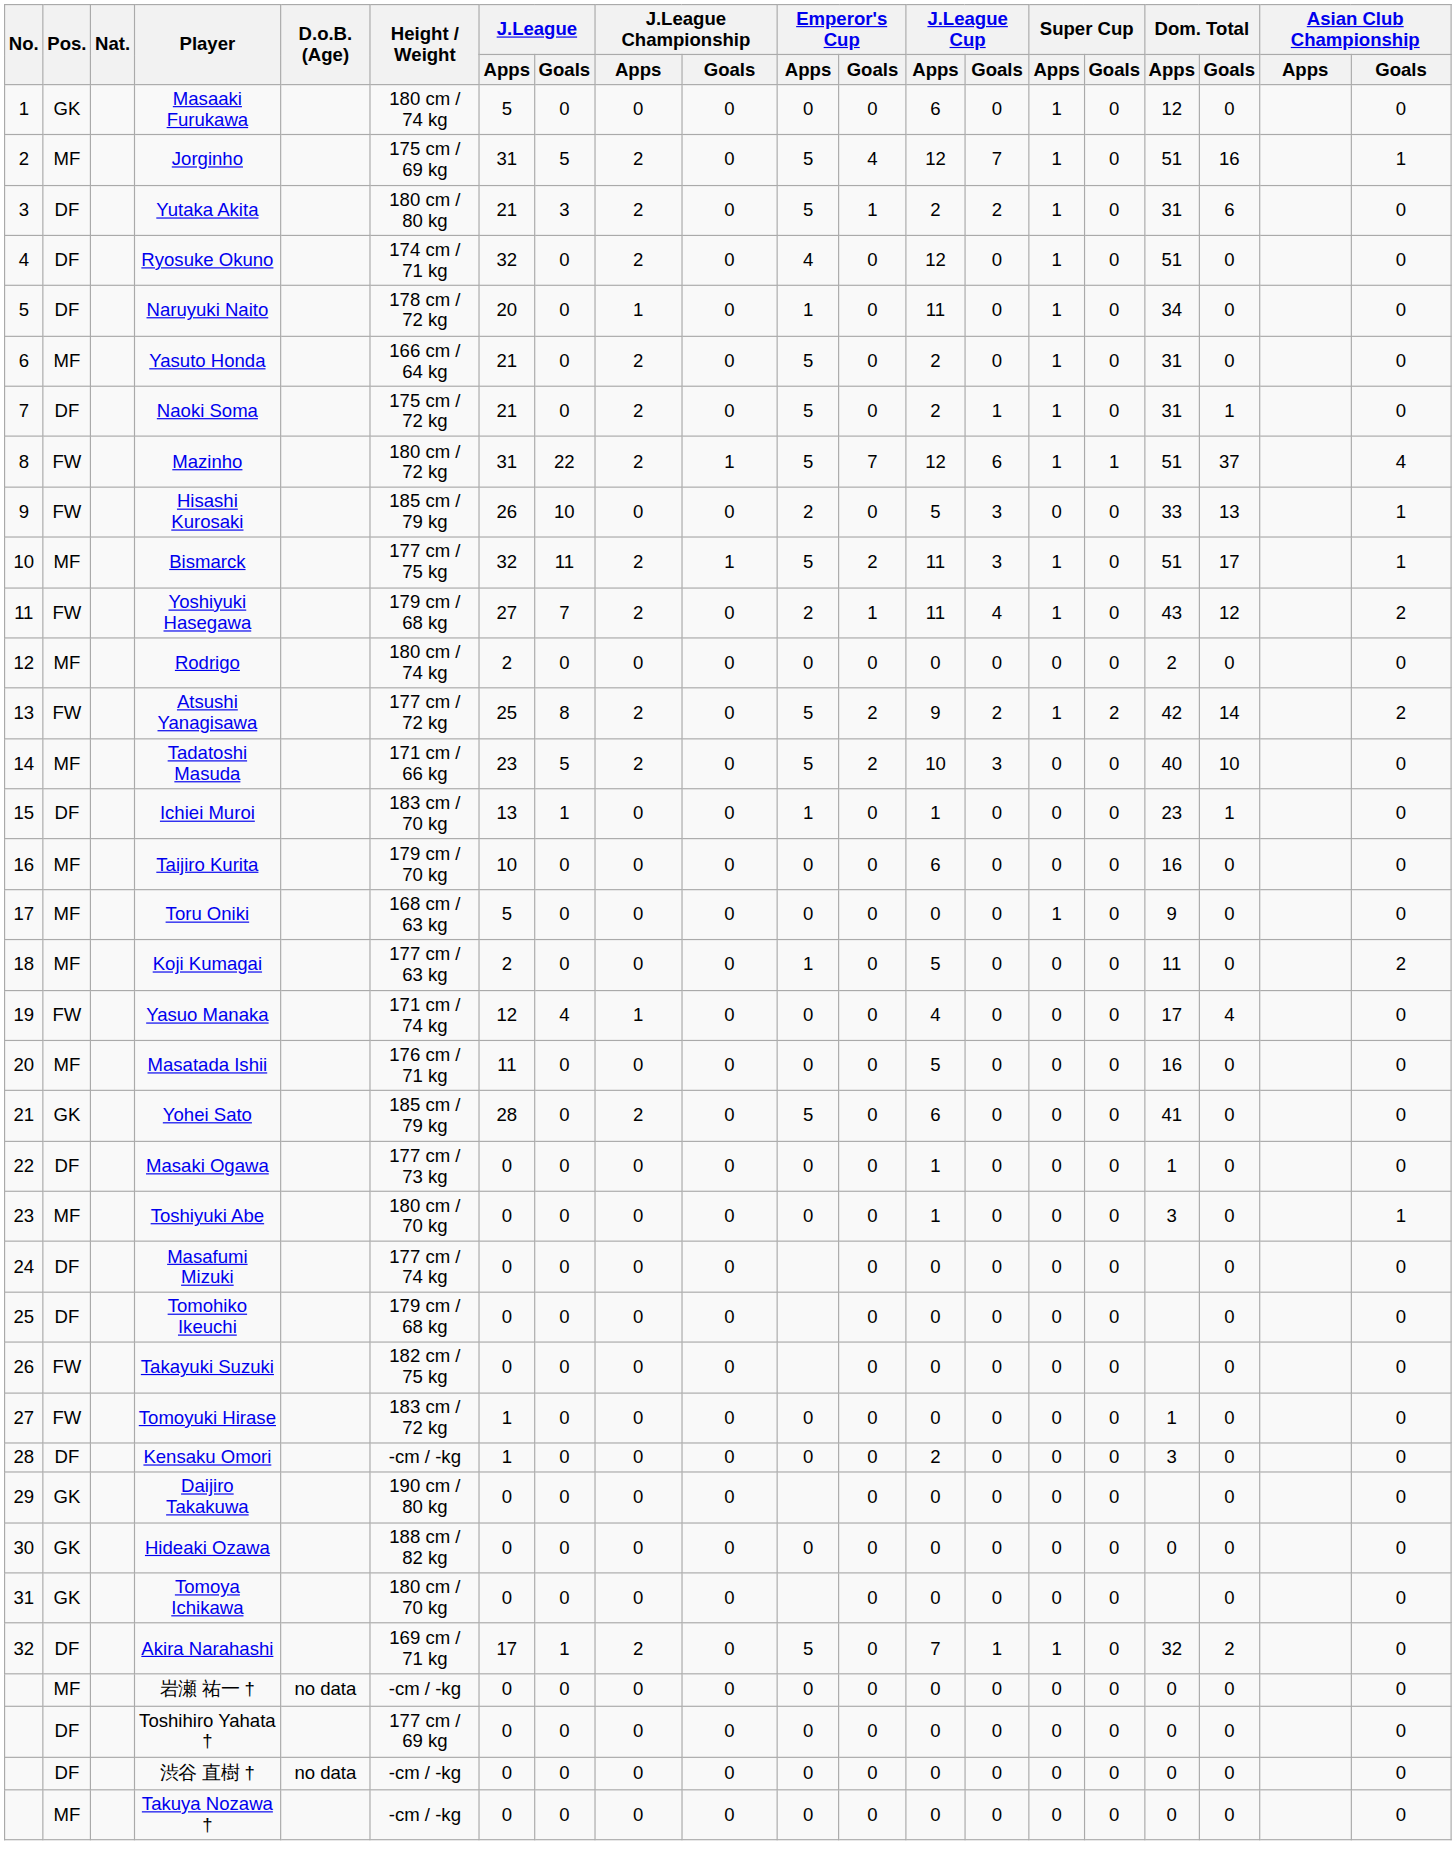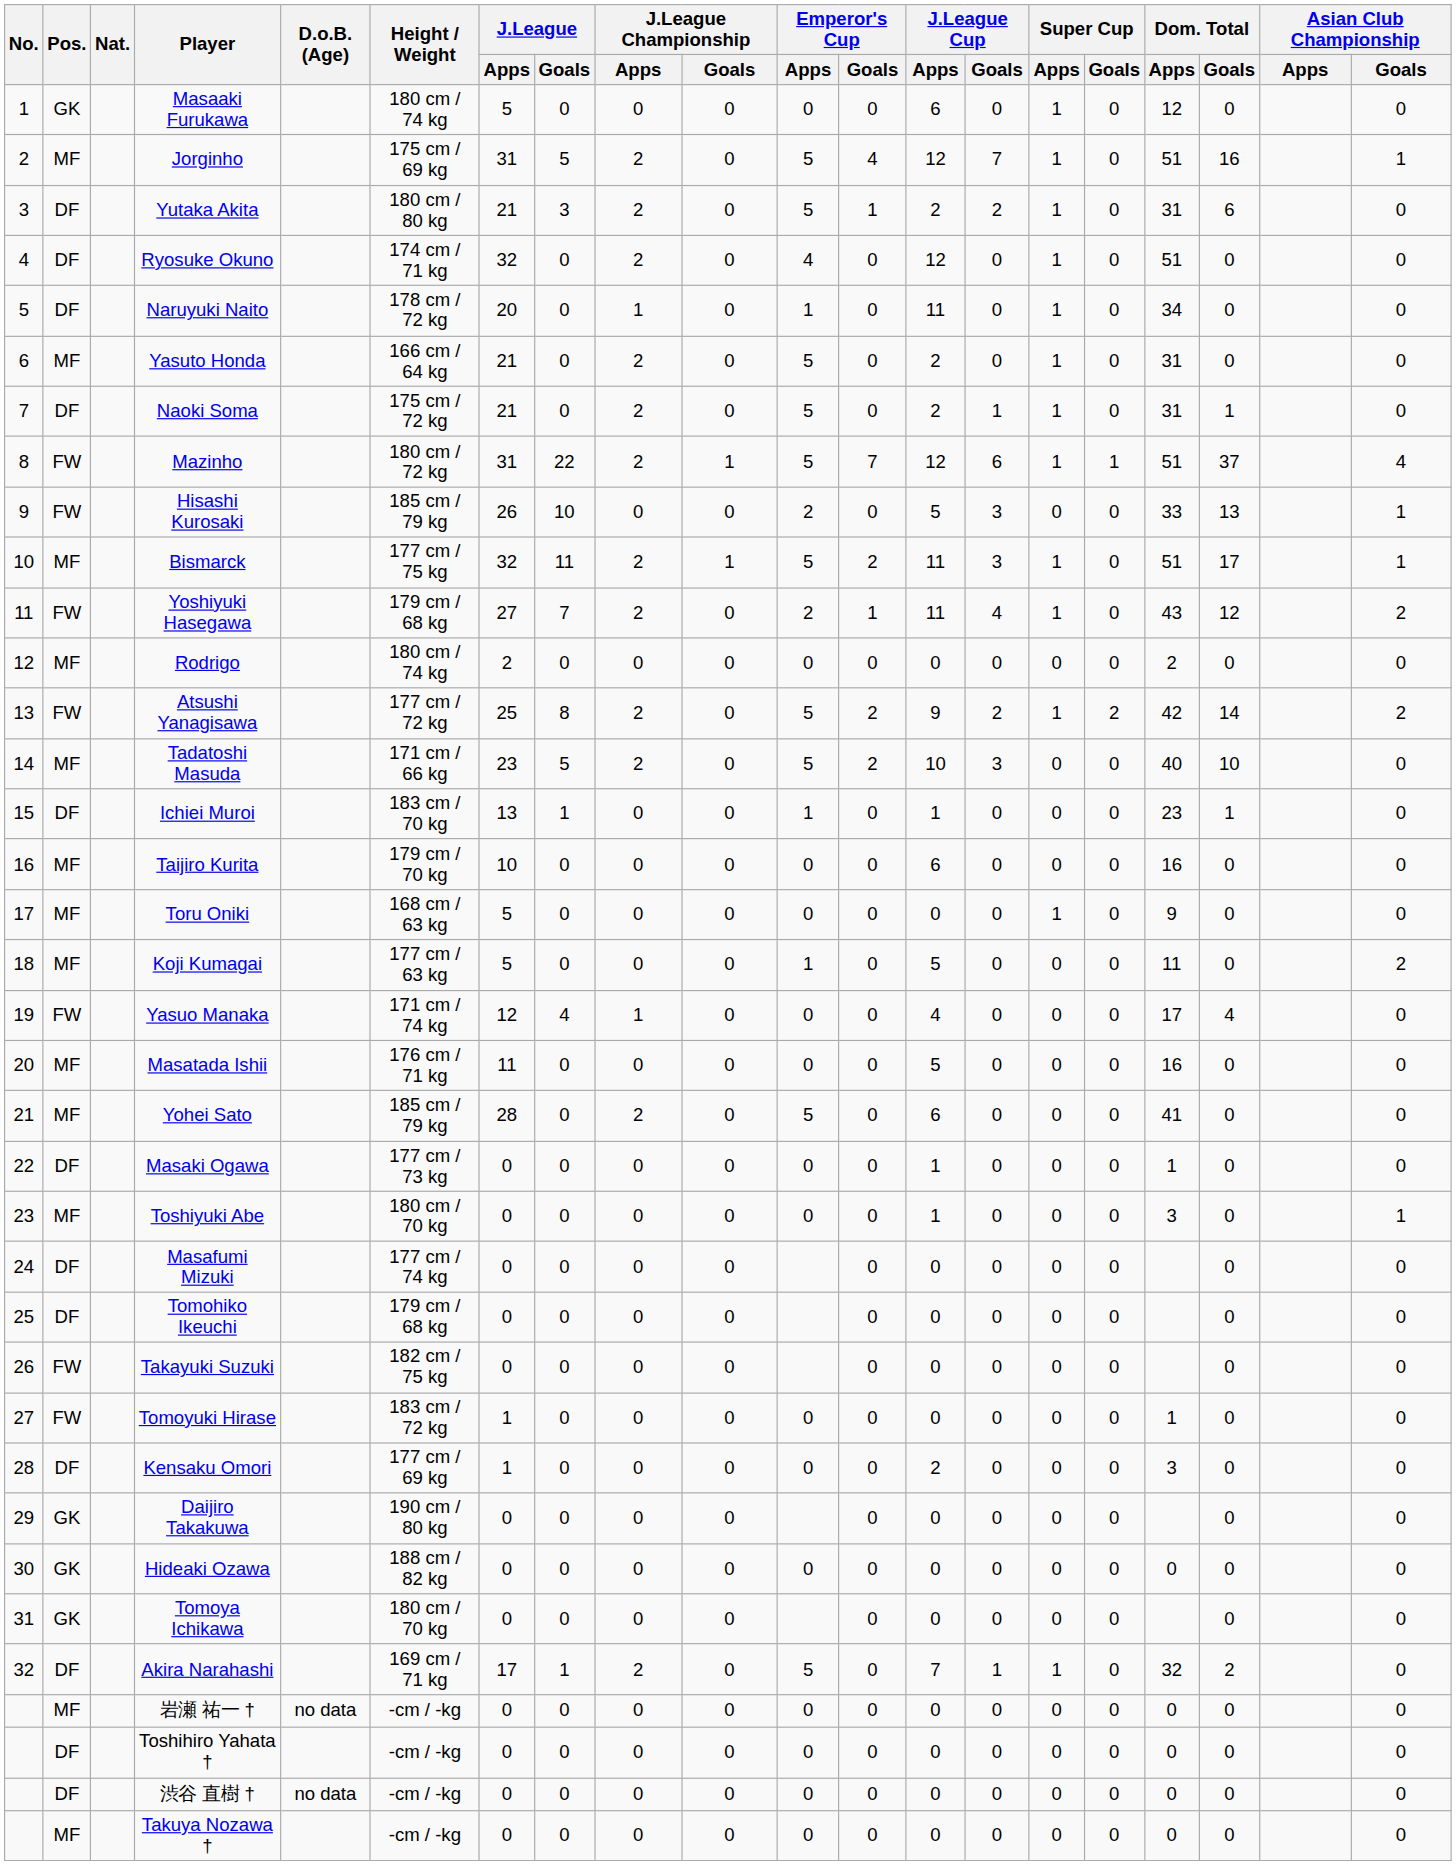(507, 964) 2 -> (507, 964) 5
(67, 1115) GK -> (67, 1115) MF
(425, 1457) -cm / -kg -> (425, 1467) 177 cm / 69 kg
(425, 1731) 177 cm / 69 kg -> (425, 1752) -cm / -kg
